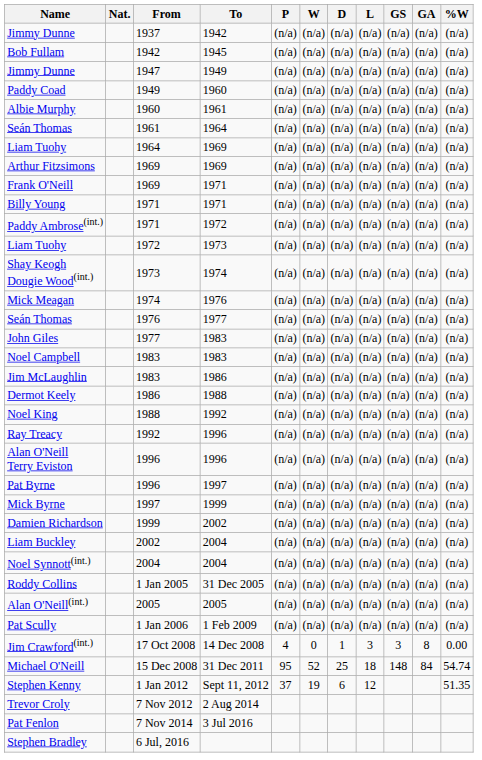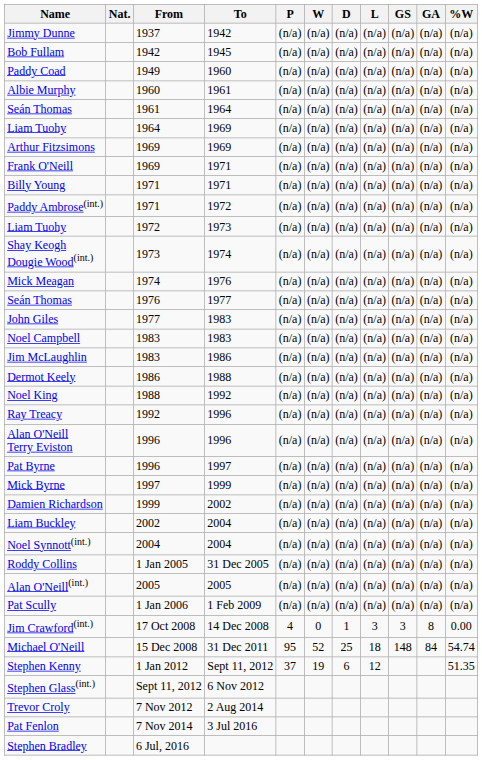- row: (41, 71)
+ row: (51, 686)
